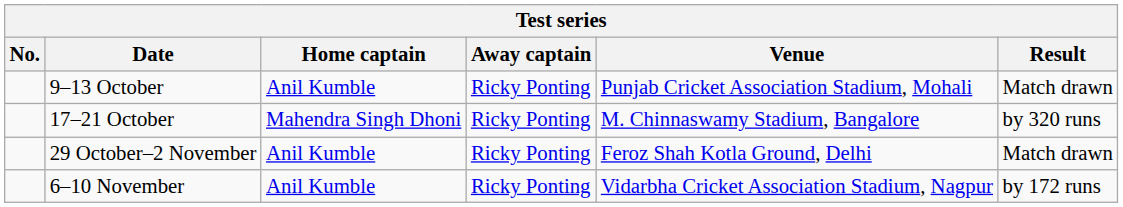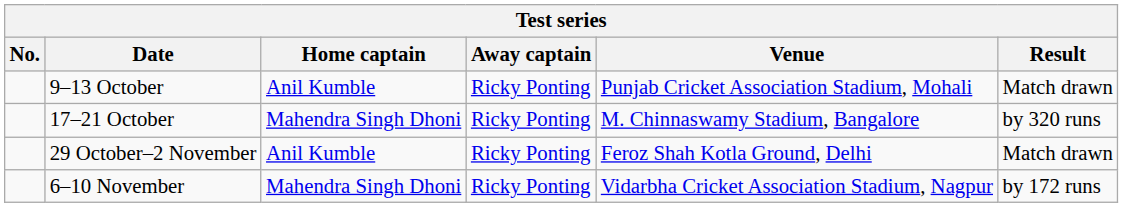(321, 185) Anil Kumble -> (364, 185) Mahendra Singh Dhoni
